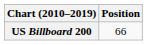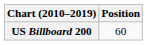(121, 31) 66 -> (121, 31) 60
